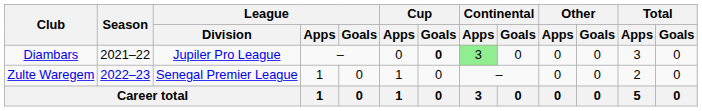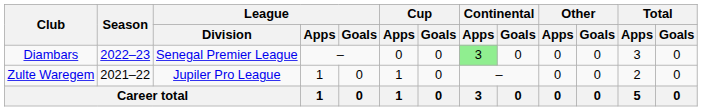(125, 55) 2021–22 -> (125, 55) 2022–23
(227, 55) Jupiler Pro League -> (227, 55) Senegal Premier League
(439, 55) bold -> (439, 55) normal
(125, 75) 2022–23 -> (125, 75) 2021–22
(227, 75) Senegal Premier League -> (227, 75) Jupiler Pro League
